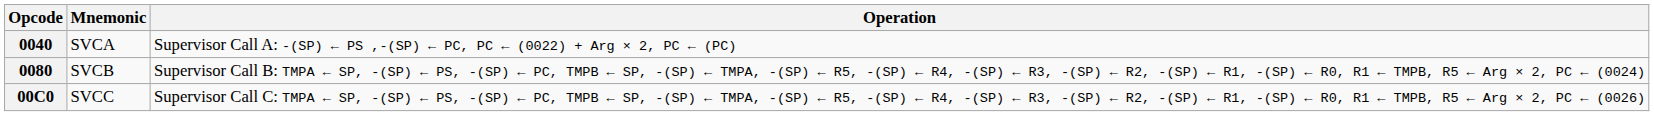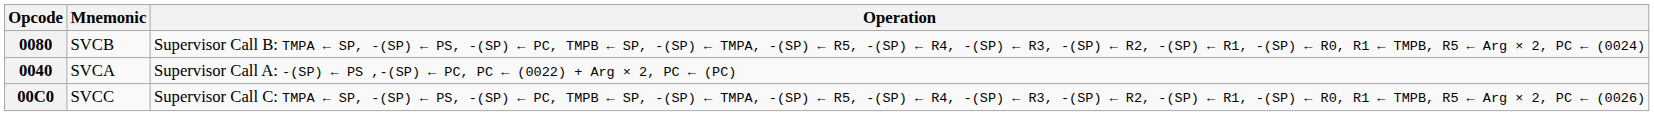rows swapped: (36, 44) <-> (36, 70)
